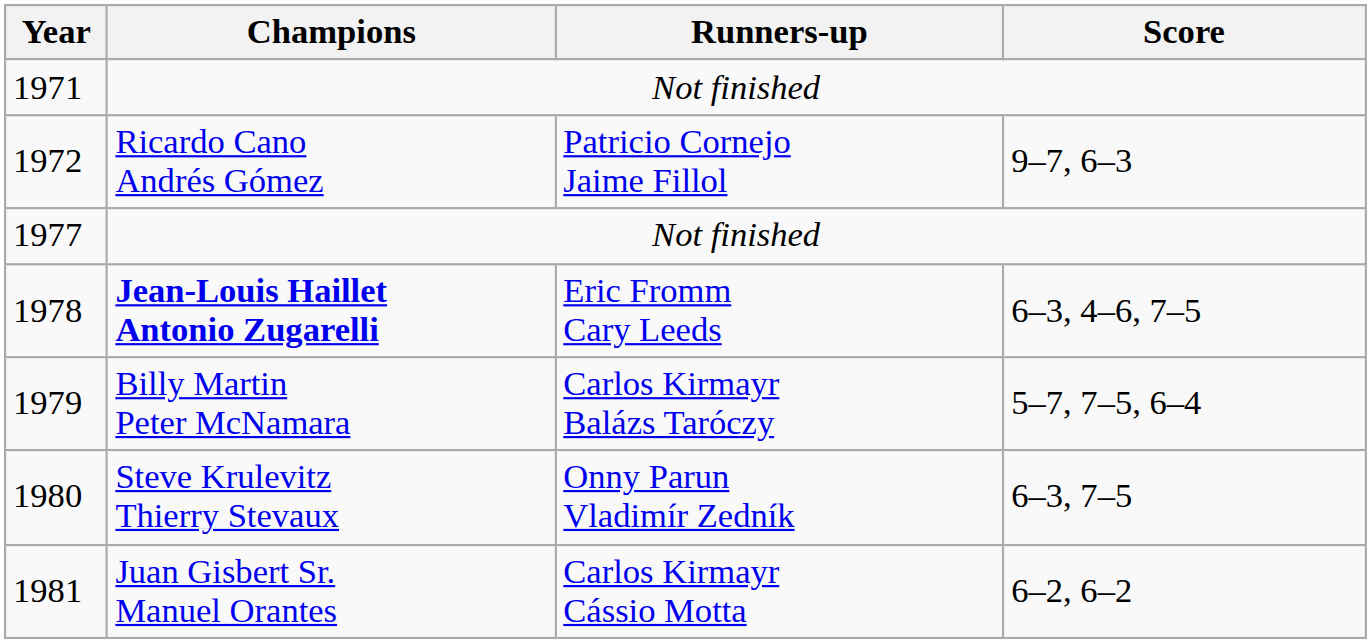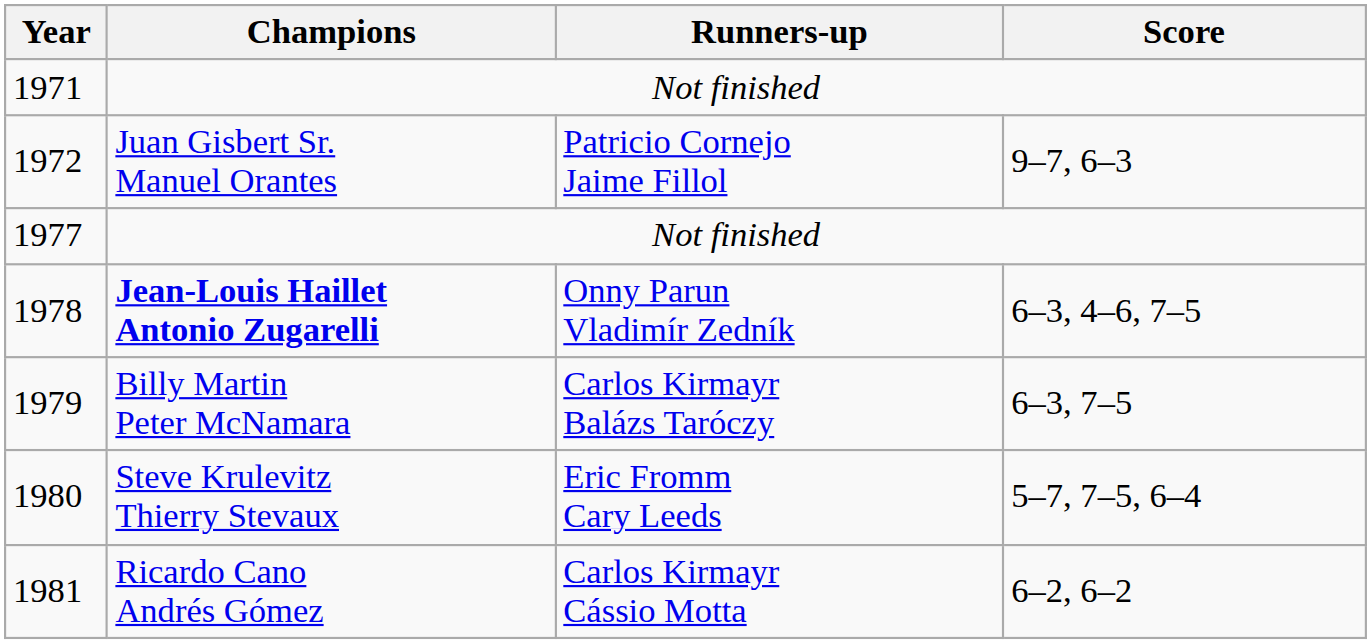(220, 160) Ricardo Cano Andrés Gómez -> (226, 160) Juan Gisbert Sr. Manuel Orantes
(647, 309) Eric Fromm Cary Leeds -> (679, 309) Onny Parun Vladimír Zedník
(1106, 403) 5–7, 7–5, 6–4 -> (1072, 403) 6–3, 7–5
(679, 496) Onny Parun Vladimír Zedník -> (647, 496) Eric Fromm Cary Leeds
(1072, 496) 6–3, 7–5 -> (1106, 496) 5–7, 7–5, 6–4
(226, 590) Juan Gisbert Sr. Manuel Orantes -> (220, 590) Ricardo Cano Andrés Gómez
